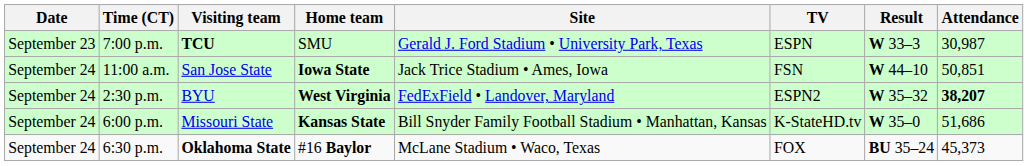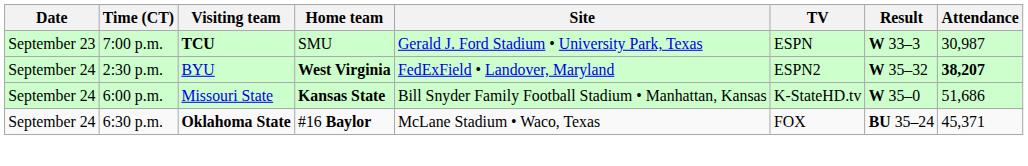- row: (136, 69)
(963, 148) 45,373 -> (963, 121) 45,371
